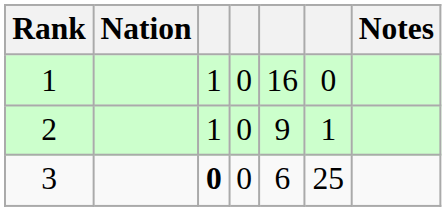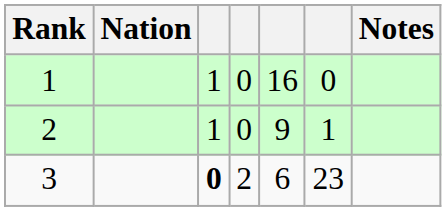(244, 179) 0 -> (244, 179) 2
(328, 179) 25 -> (328, 179) 23
